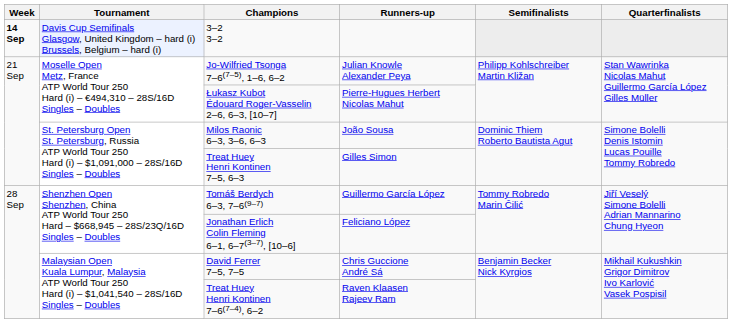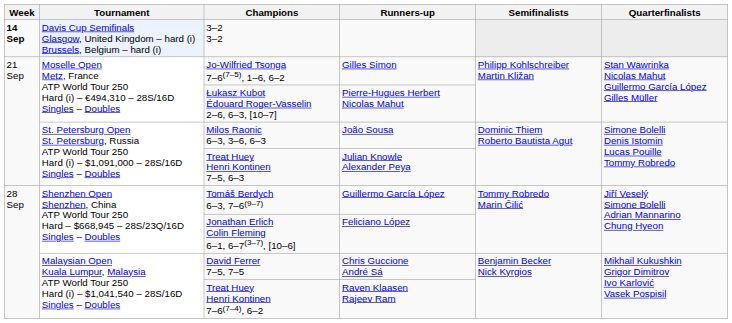(376, 70) Julian Knowle Alexander Peya -> (369, 65) Gilles Simon
(369, 156) Gilles Simon -> (376, 162) Julian Knowle Alexander Peya
